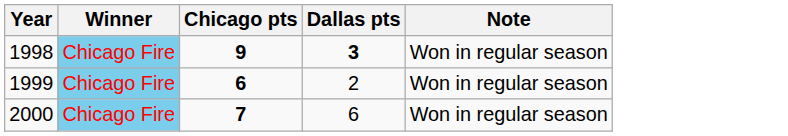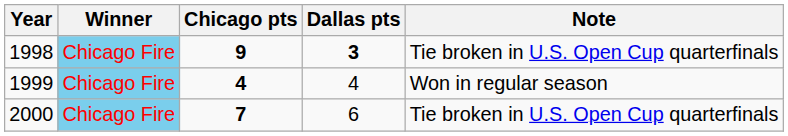(509, 51) Won in regular season -> (594, 51) Tie broken in U.S. Open Cup quarterfinals
(241, 83) 6 -> (241, 83) 4
(354, 83) 2 -> (354, 83) 4
(509, 114) Won in regular season -> (594, 114) Tie broken in U.S. Open Cup quarterfinals
